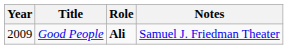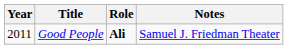(20, 34) 2009 -> (20, 34) 2011
